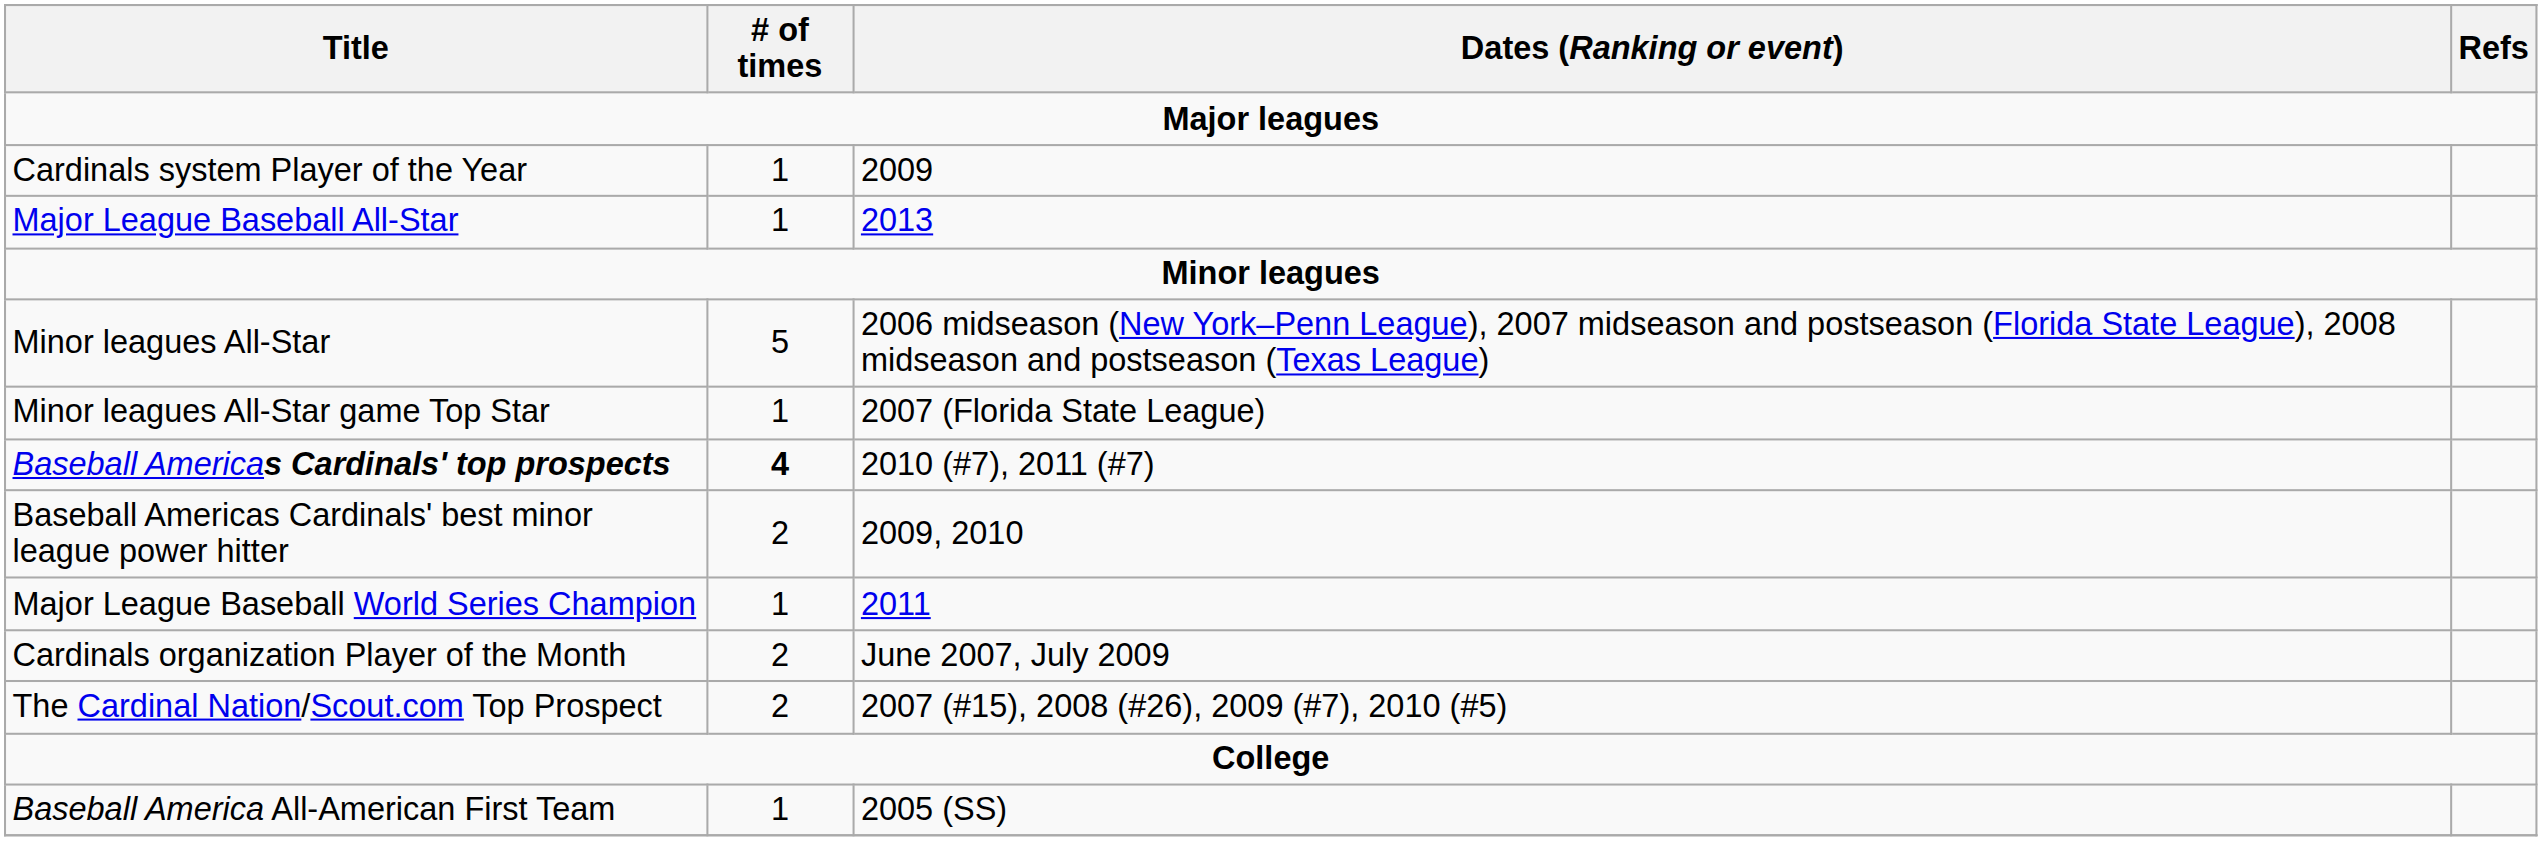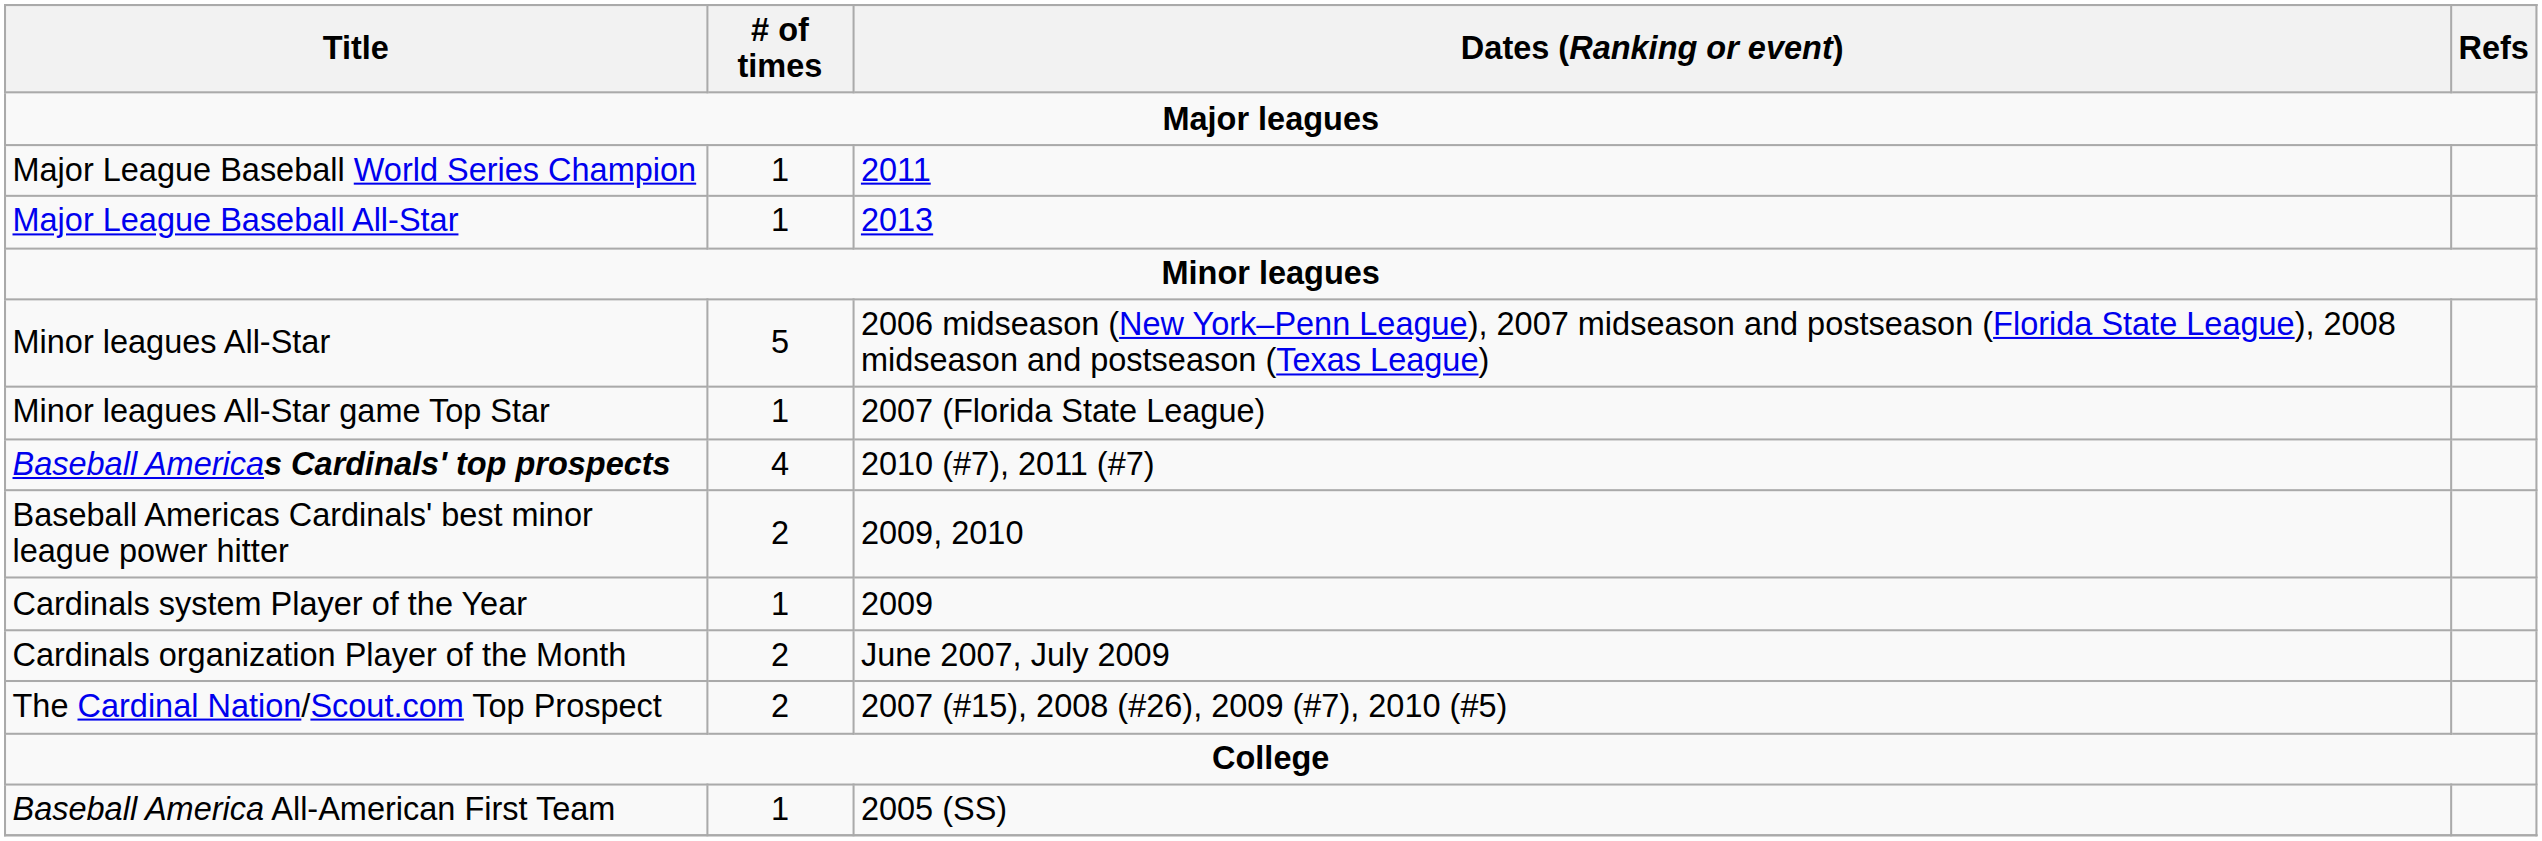rows swapped: (354, 603) <-> (270, 169)
(780, 463) bold -> (780, 463) normal
